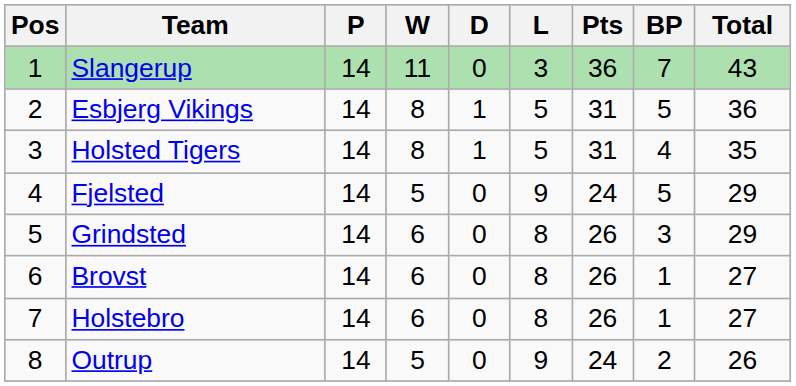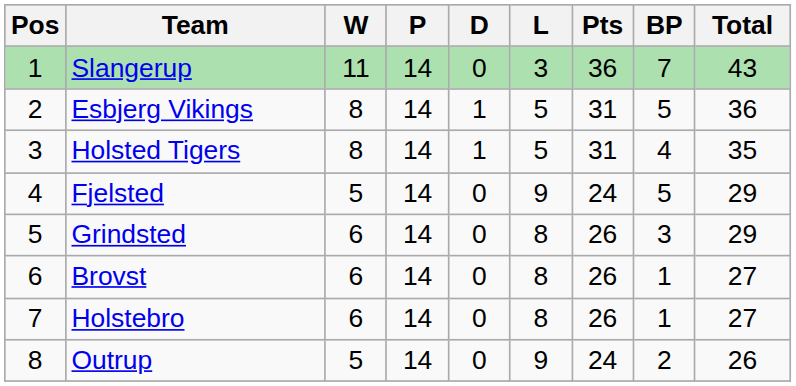columns swapped: (356, 25) <-> (418, 25)
